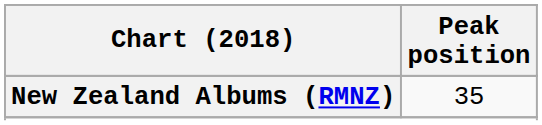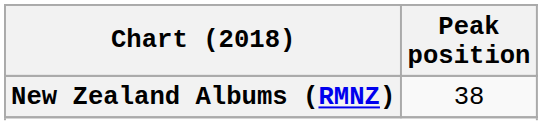(469, 97) 35 -> (469, 97) 38
